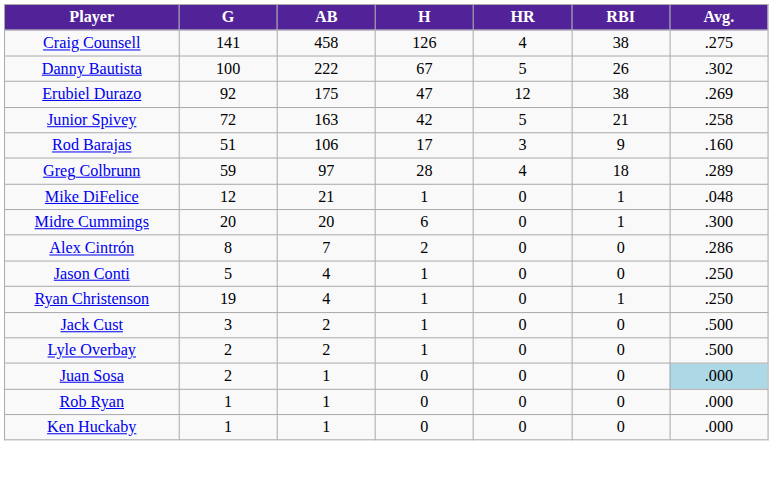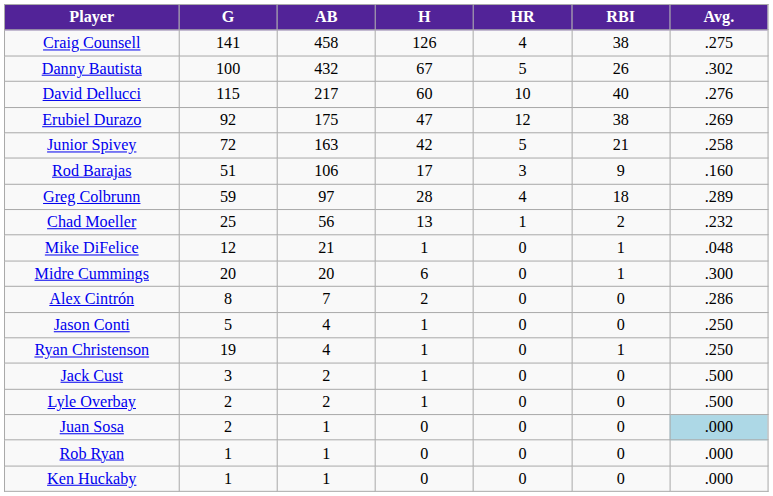(326, 68) 222 -> (326, 68) 432
+ row: (92, 94)
+ row: (92, 222)
